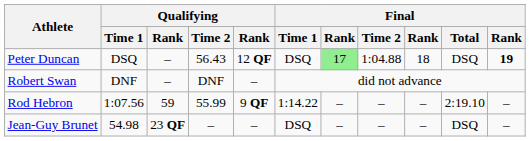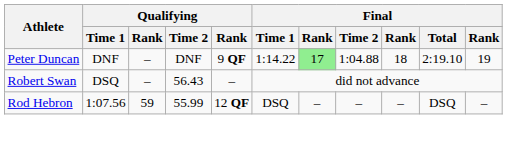(124, 59) DSQ -> (106, 59) DNF
(211, 59) 56.43 -> (188, 59) DNF
(254, 59) 12 QF -> (232, 59) 9 QF
(298, 59) DSQ -> (275, 59) 1:14.22
(465, 59) DSQ -> (442, 59) 2:19.10
(506, 59) bold -> (484, 59) normal
(124, 81) DNF -> (106, 81) DSQ
(211, 81) DNF -> (188, 81) 56.43
(254, 103) 9 QF -> (232, 103) 12 QF
(298, 103) 1:14.22 -> (275, 103) DSQ
(465, 103) 2:19.10 -> (442, 103) DSQ
- row: (53, 125)
